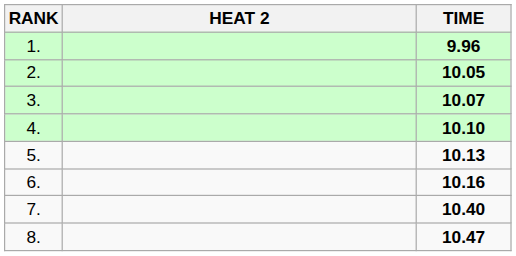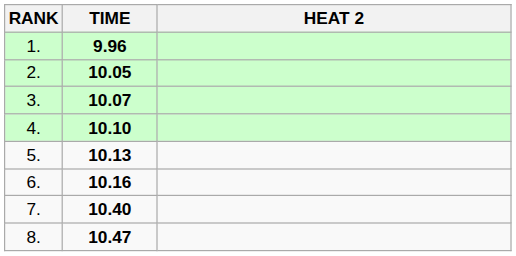columns swapped: (239, 19) <-> (464, 19)
